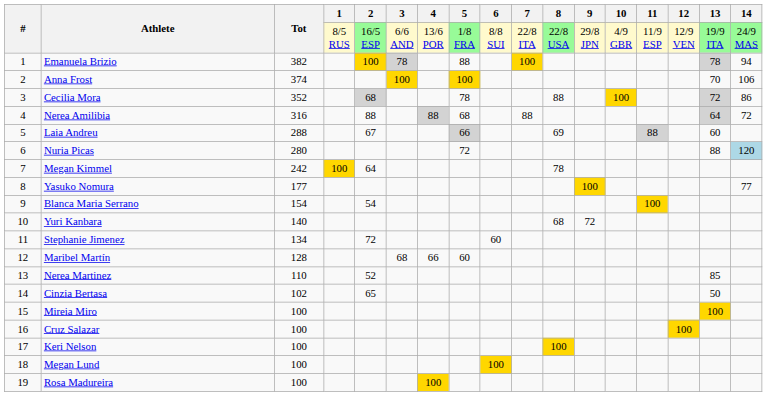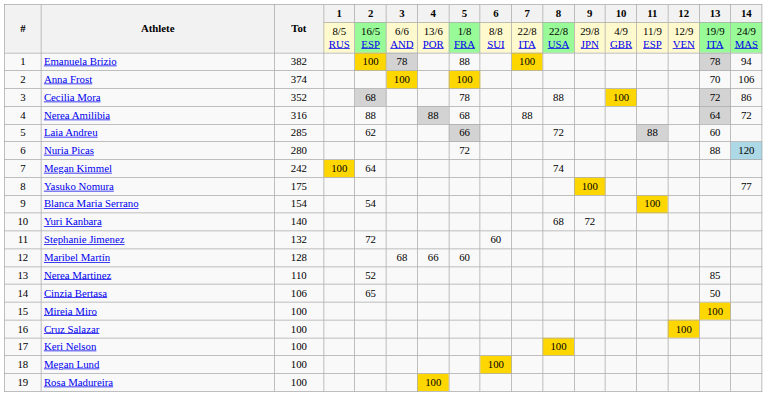(299, 133) 288 -> (299, 133) 285
(371, 133) 67 -> (371, 133) 62
(558, 133) 69 -> (558, 133) 72
(558, 169) 78 -> (558, 169) 74
(299, 186) 177 -> (299, 186) 175
(299, 240) 134 -> (299, 240) 132
(299, 293) 102 -> (299, 293) 106
